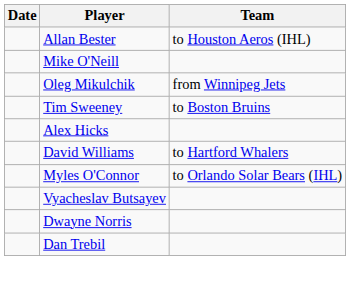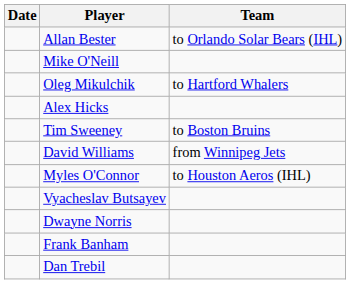(242, 38) to Houston Aeros (IHL) -> (257, 38) to Orlando Solar Bears (IHL)
(229, 84) from Winnipeg Jets -> (230, 84) to Hartford Whalers
rows swapped: (83, 107) <-> (76, 130)
(230, 152) to Hartford Whalers -> (229, 152) from Winnipeg Jets
(257, 175) to Orlando Solar Bears (IHL) -> (242, 175) to Houston Aeros (IHL)
+ row: (86, 244)
